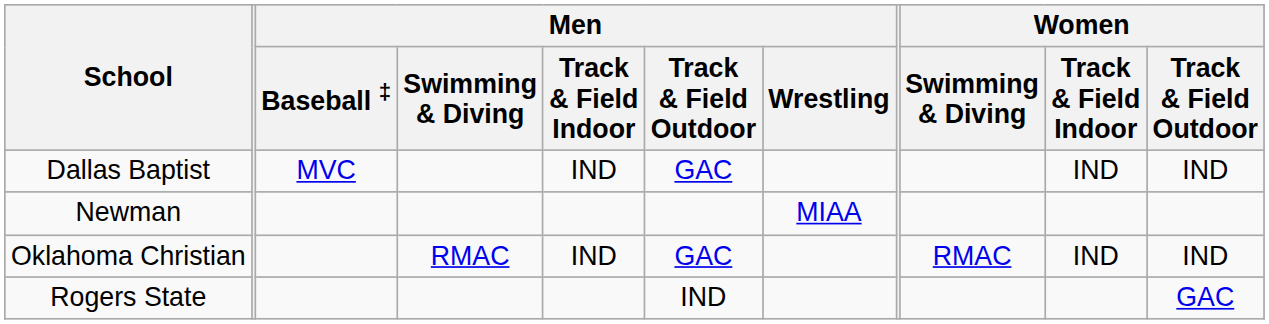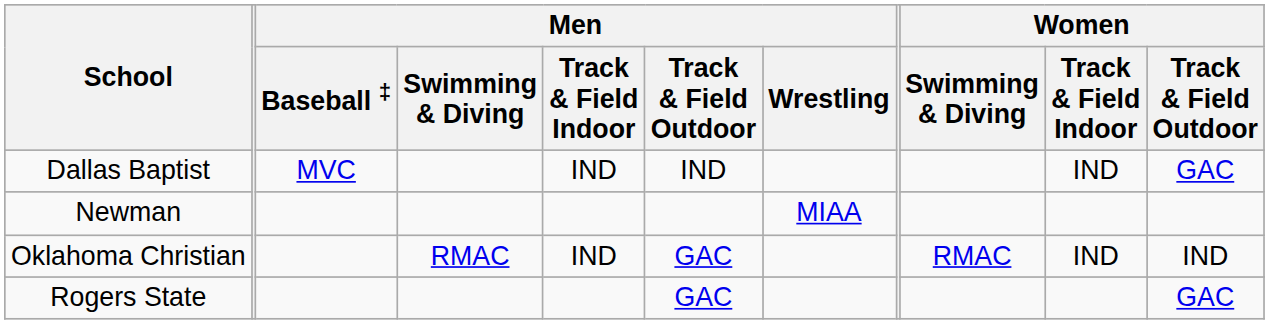(703, 170) GAC -> (703, 170) IND
(1205, 170) IND -> (1205, 170) GAC
(703, 297) IND -> (703, 297) GAC
